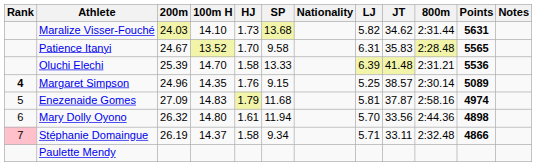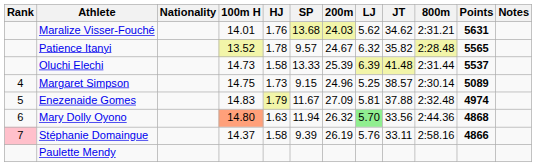columns swapped: (325, 13) <-> (174, 13)
(213, 30) 14.10 -> (241, 30) 14.01
(248, 30) 1.73 -> (276, 30) 1.76
(369, 30) 5.82 -> (369, 30) 5.62
(436, 30) 2:31.44 -> (436, 30) 2:31.21
(248, 48) 1.70 -> (276, 48) 1.78
(278, 48) 9.58 -> (306, 48) 9.57
(369, 48) 6.31 -> (369, 48) 6.32
(399, 48) 35.83 -> (399, 48) 35.82
(213, 65) 14.70 -> (241, 65) 14.73
(436, 65) 2:31.21 -> (436, 65) 2:31.44
(476, 65) 5536 -> (476, 65) 5537
(20, 83) bold -> (20, 83) normal
(213, 83) 14.35 -> (241, 83) 14.75
(248, 83) 1.76 -> (276, 83) 1.73
(278, 100) 11.68 -> (306, 100) 11.67
(399, 100) 37.87 -> (399, 100) 37.88
(436, 100) 2:58.16 -> (436, 100) 2:32.48
(213, 118) no background -> (241, 118) lightsalmon background
(248, 118) 1.61 -> (276, 118) 1.63
(369, 118) no background -> (369, 118) lightgreen background
(476, 118) 4898 -> (476, 118) 4868
(278, 135) 9.34 -> (306, 135) 9.39
(369, 135) 5.71 -> (369, 135) 5.76
(436, 135) 2:32.48 -> (436, 135) 2:58.16
